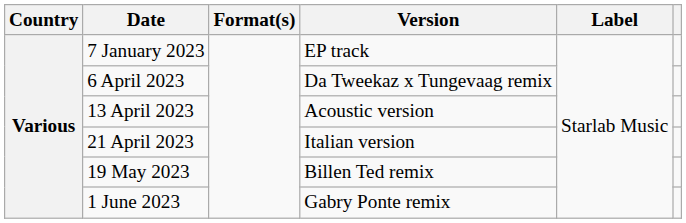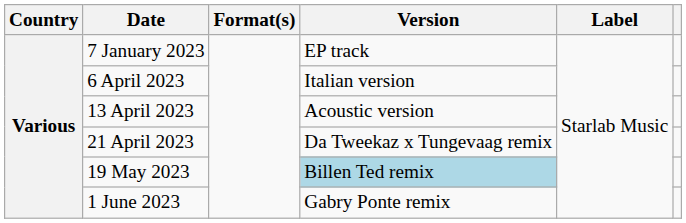(428, 80) Da Tweekaz x Tungevaag remix -> (360, 80) Italian version
(360, 141) Italian version -> (428, 141) Da Tweekaz x Tungevaag remix
(369, 171) no background -> (369, 171) lightblue background
